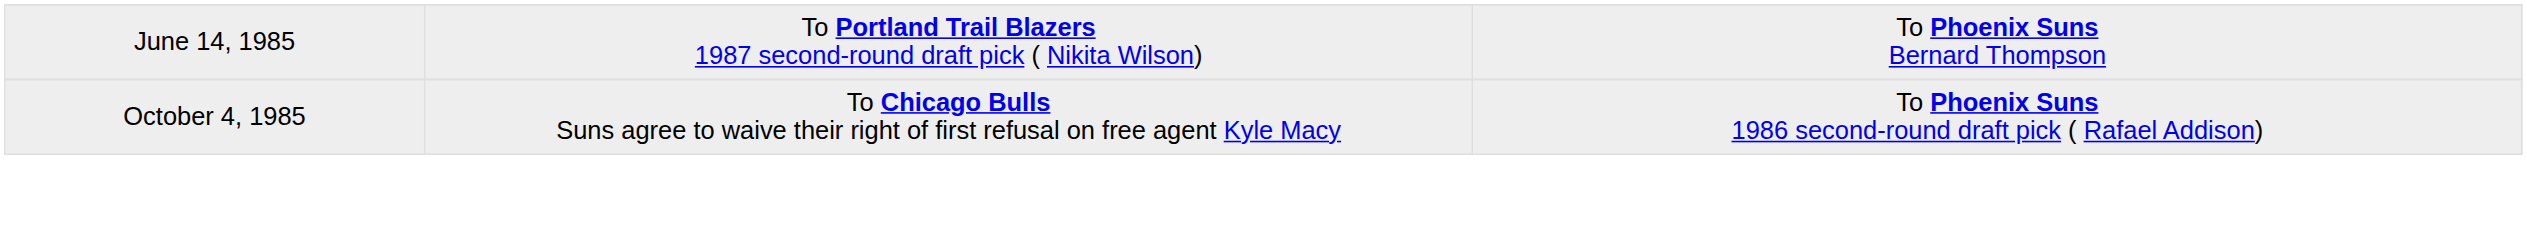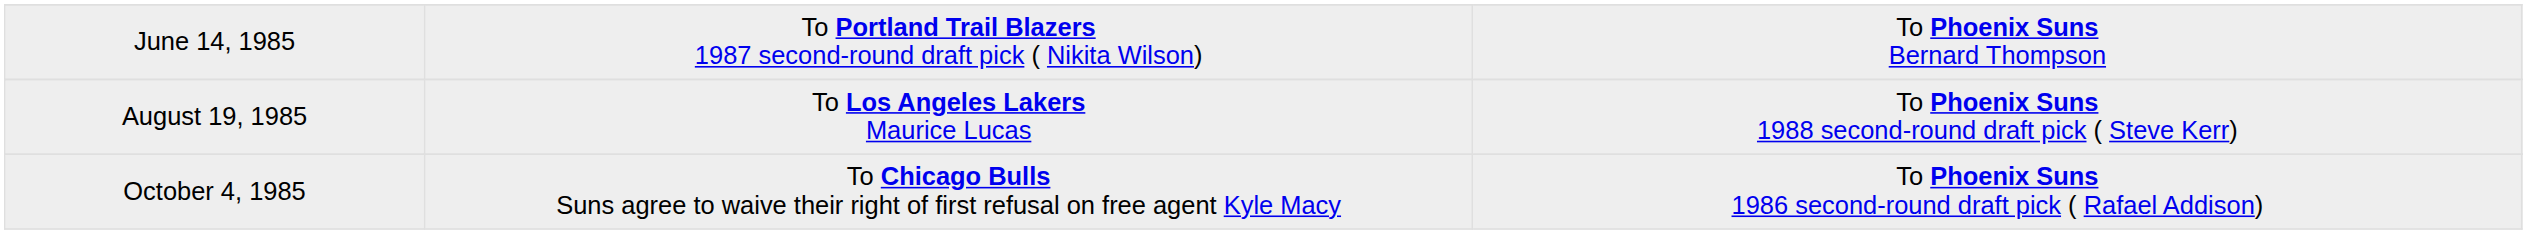+ row: (215, 116)
